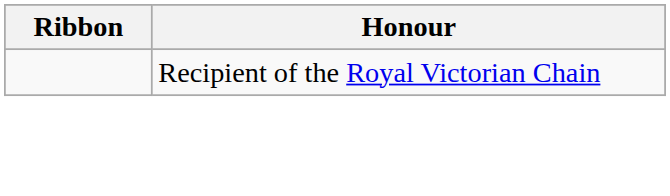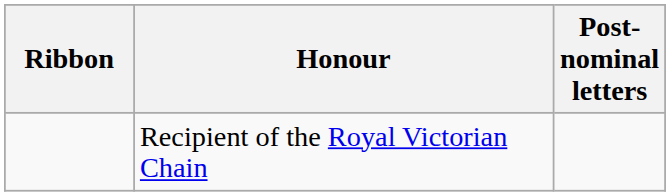+ column: (610, 58)
